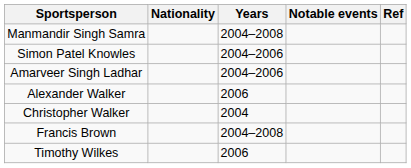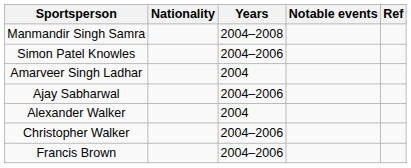(252, 73) 2004–2006 -> (234, 73) 2004
+ row: (76, 93)
(234, 93) 2006 -> (234, 113) 2004
(234, 113) 2004 -> (252, 133) 2004–2006
(252, 133) 2004–2008 -> (252, 152) 2004–2006
- row: (76, 152)
